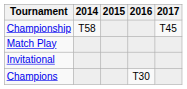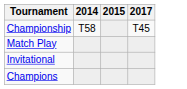- column: (141, 12)
